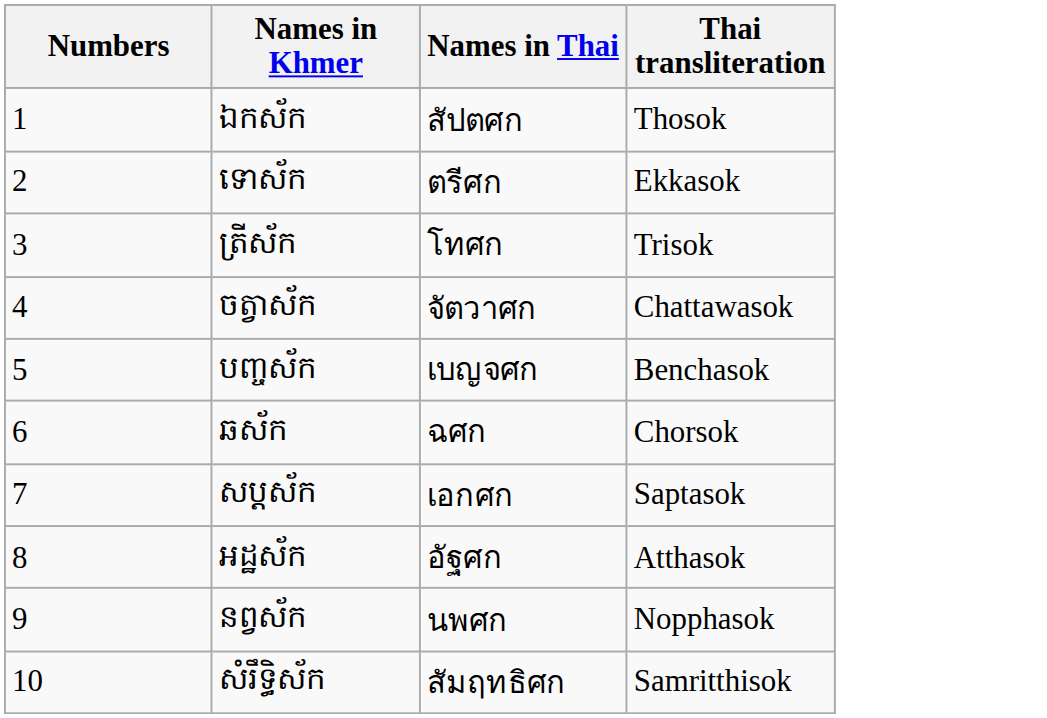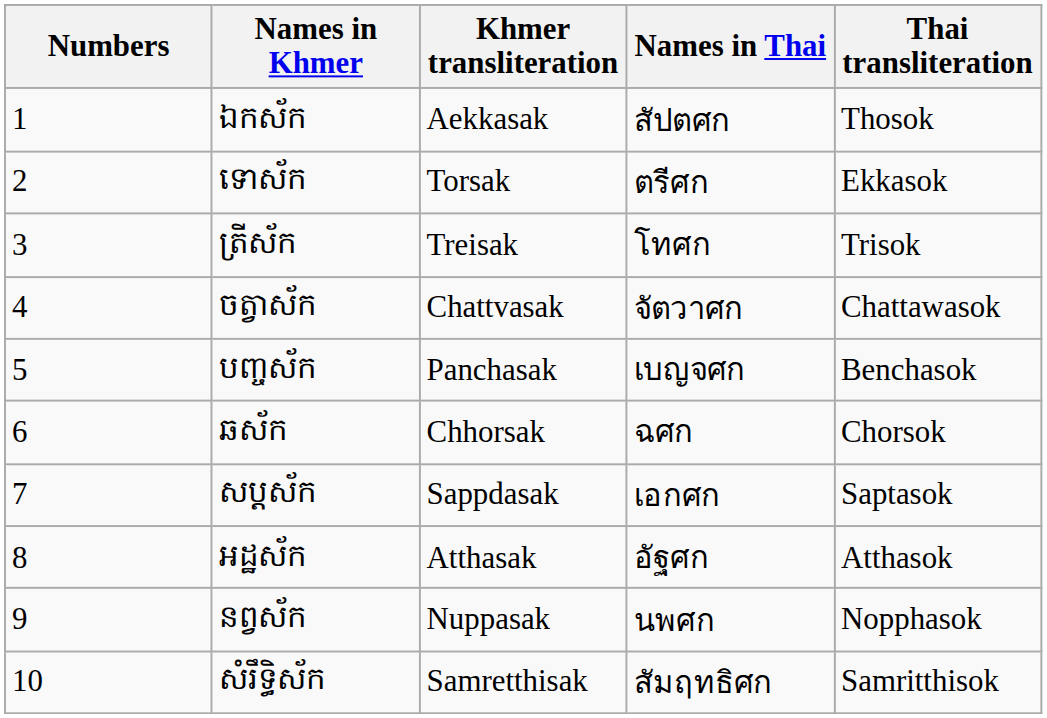+ column: (523, 46)
